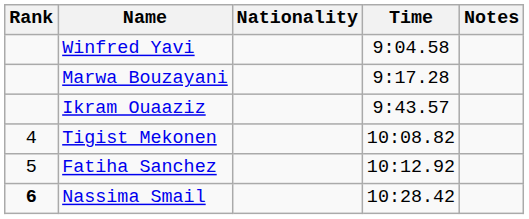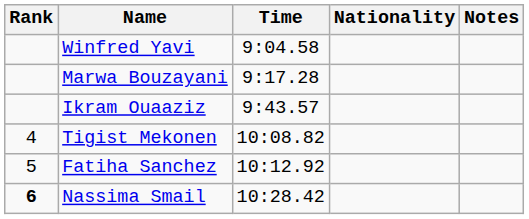columns swapped: (297, 20) <-> (411, 20)
